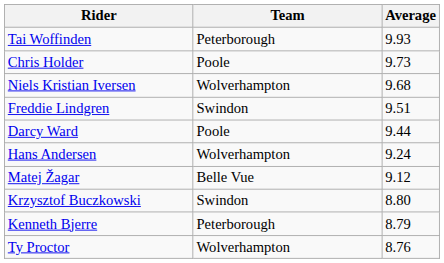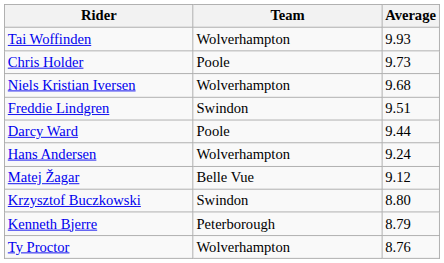(236, 39) Peterborough -> (243, 39) Wolverhampton
